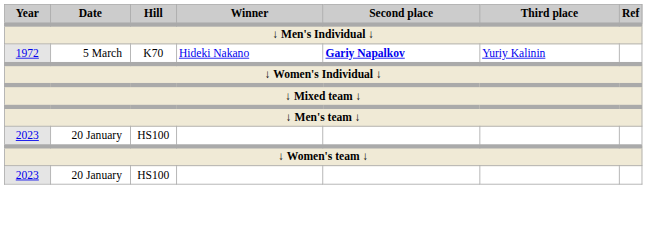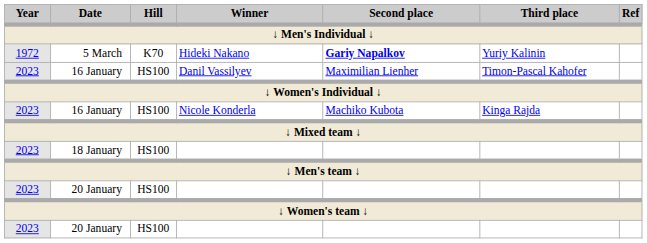+ row: (100, 71)
+ row: (100, 110)
+ row: (100, 150)
